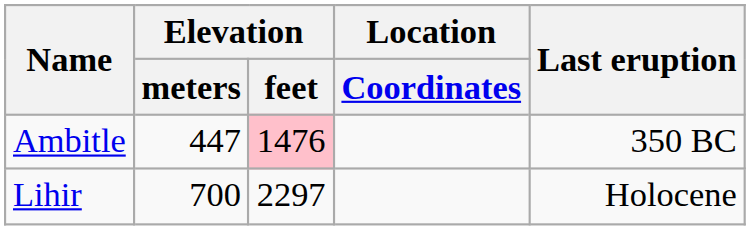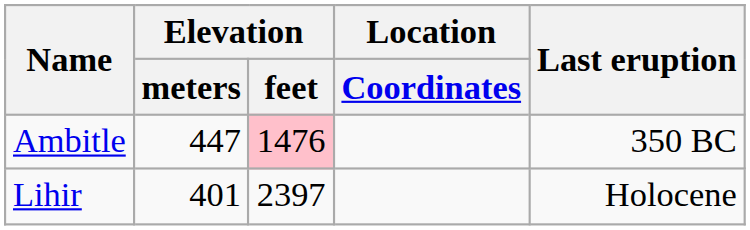(215, 195) 700 -> (215, 195) 401
(291, 195) 2297 -> (291, 195) 2397
